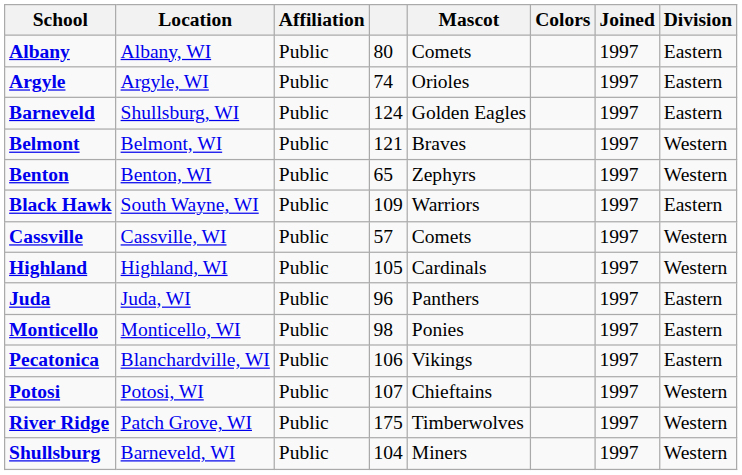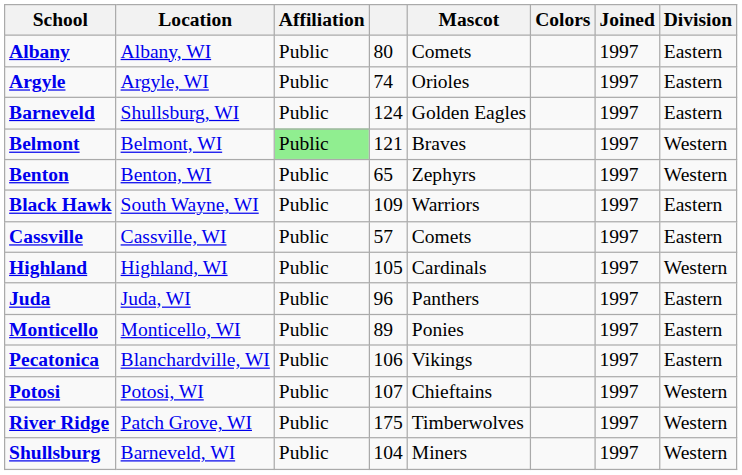(304, 143) no background -> (304, 143) lightgreen background
(696, 236) Western -> (693, 236) Eastern
(383, 329) 98 -> (383, 329) 89
